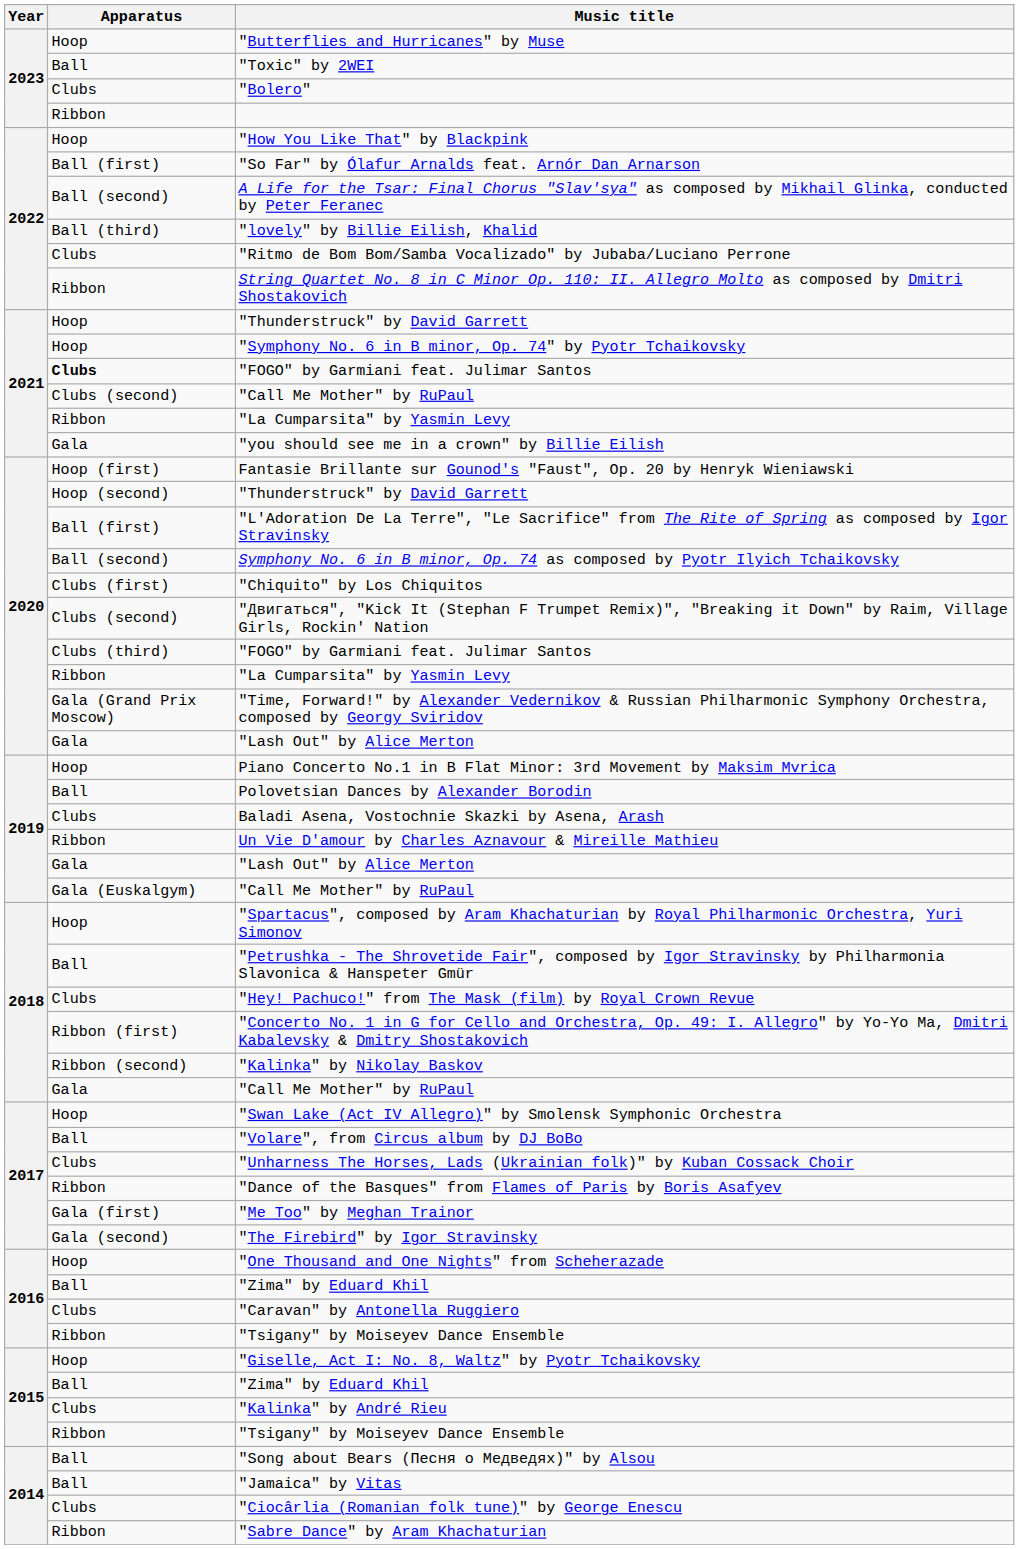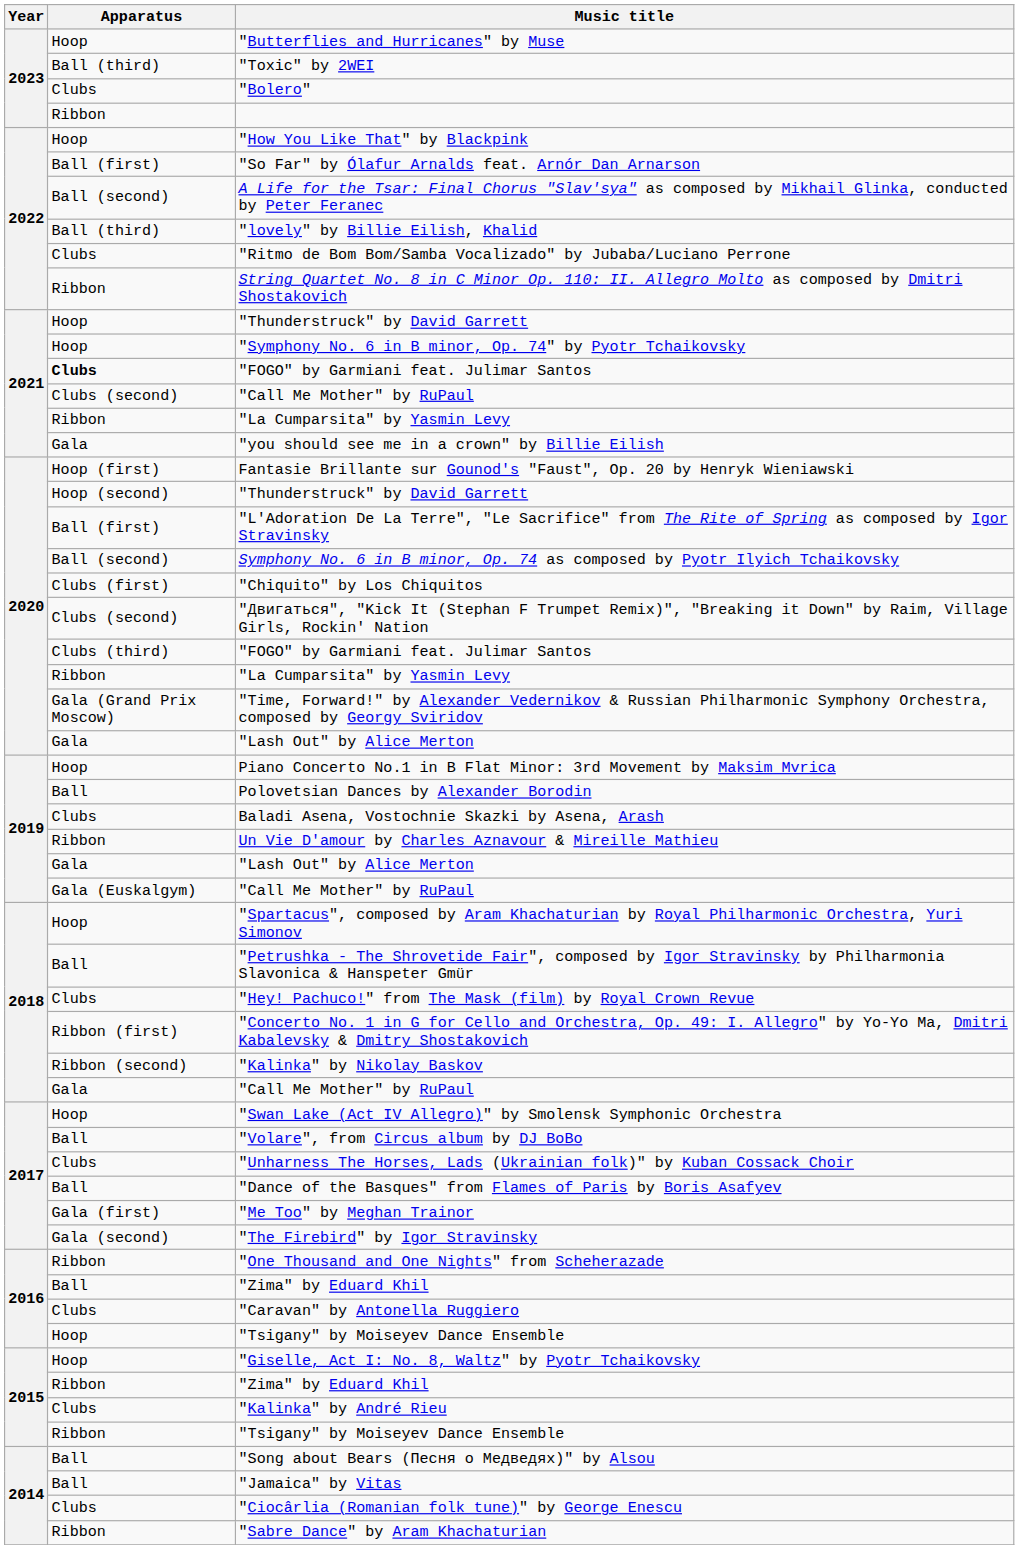(70, 66) Ball -> (106, 66) Ball (third)
(79, 1188) Ribbon -> (70, 1188) Ball
(70, 1262) Hoop -> (79, 1262) Ribbon
(79, 1336) Ribbon -> (70, 1336) Hoop
(70, 1385) Ball -> (79, 1385) Ribbon
